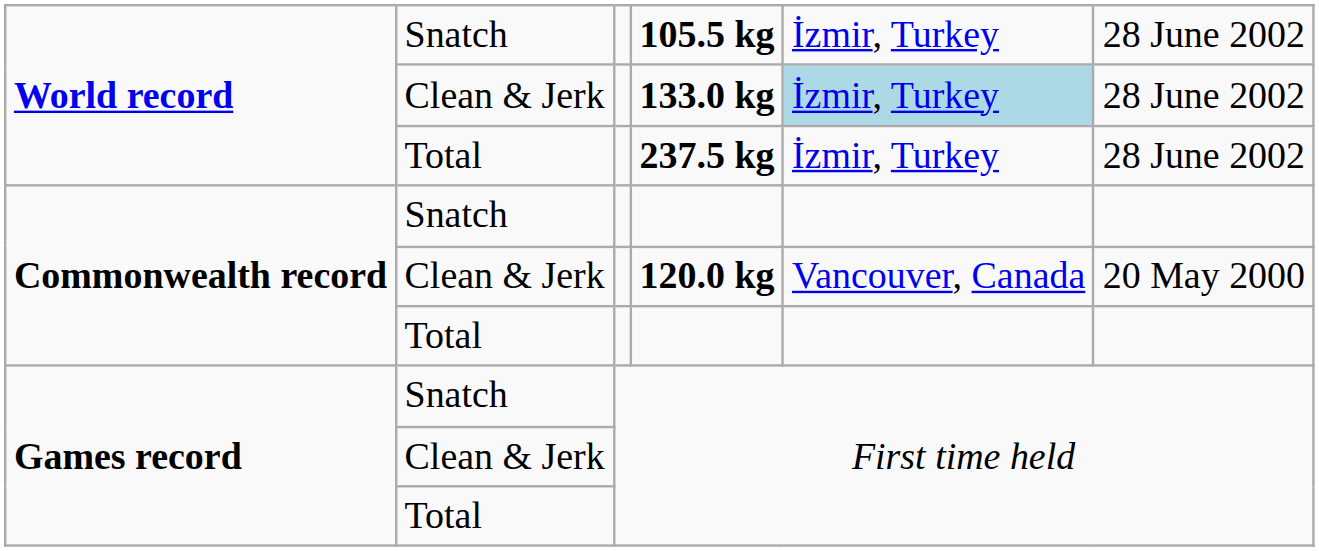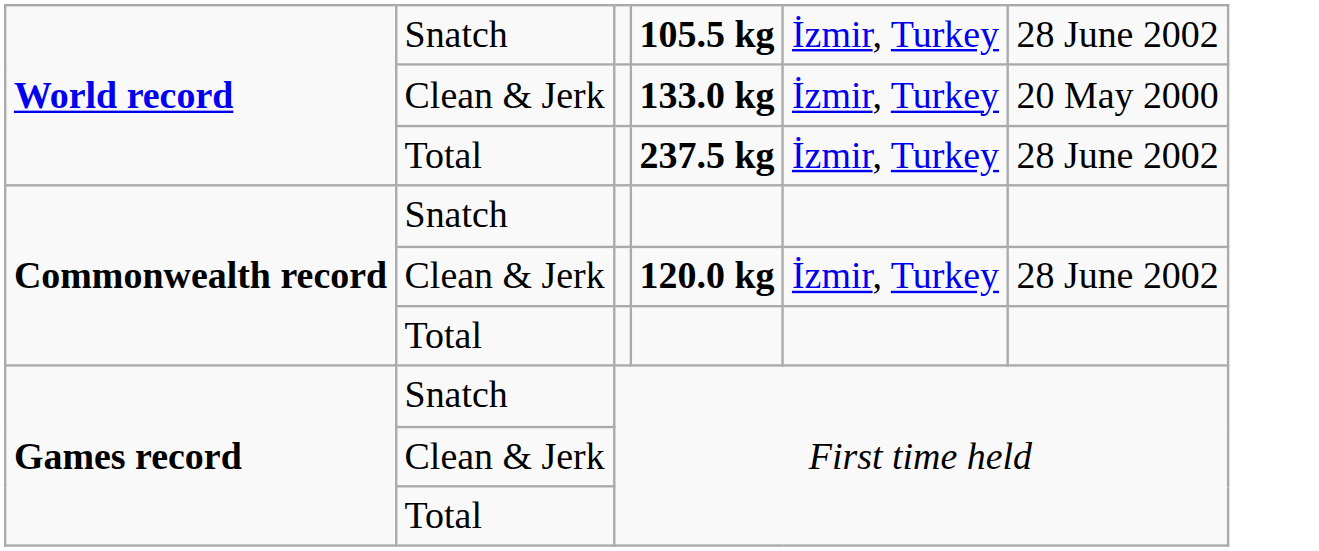(895, 94) lightblue background -> (895, 94) no background
(1204, 94) 28 June 2002 -> (1118, 94) 20 May 2000
(939, 275) Vancouver, Canada -> (895, 275) İzmir, Turkey
(1204, 275) 20 May 2000 -> (1118, 275) 28 June 2002
